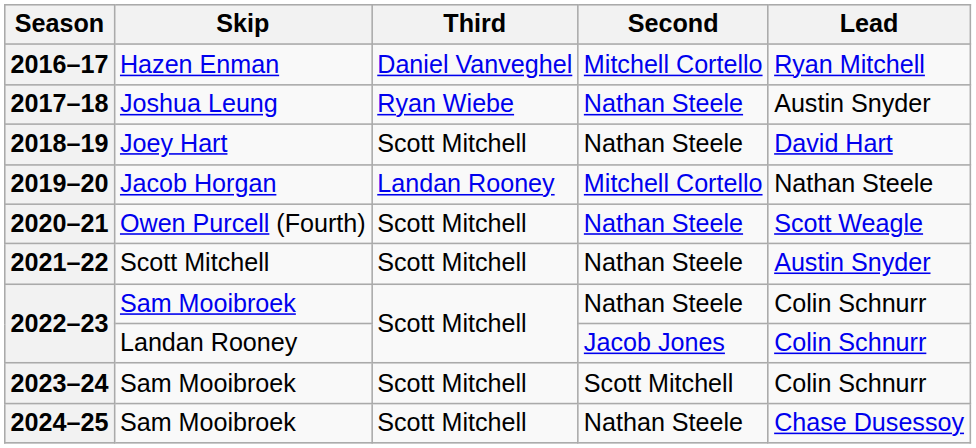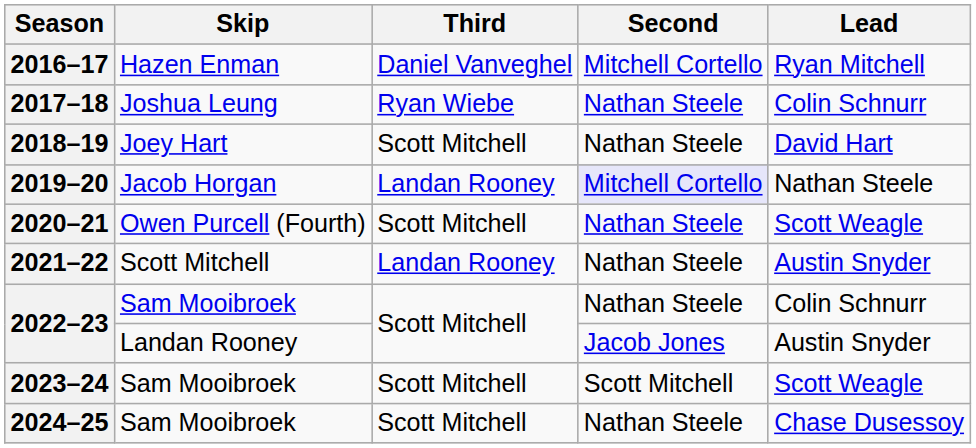(852, 104) Austin Snyder -> (850, 104) Colin Schnurr
(673, 183) no background -> (673, 183) lavender background
(452, 263) Scott Mitchell -> (466, 263) Landan Rooney
(850, 343) Colin Schnurr -> (852, 343) Austin Snyder
(850, 382) Colin Schnurr -> (849, 382) Scott Weagle
